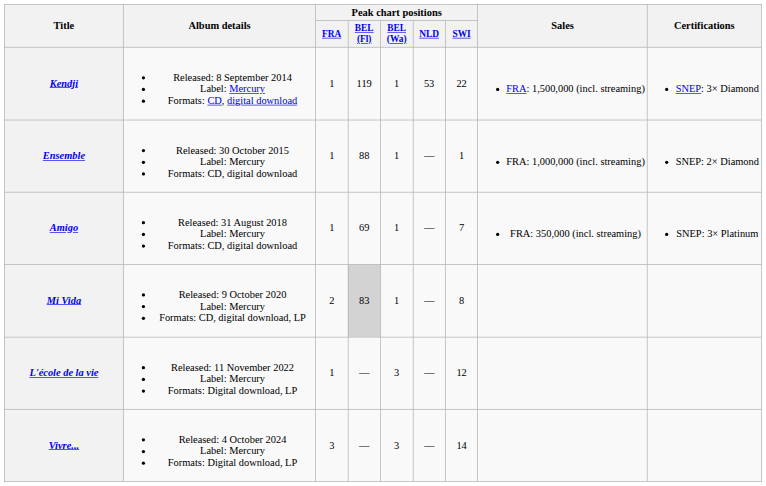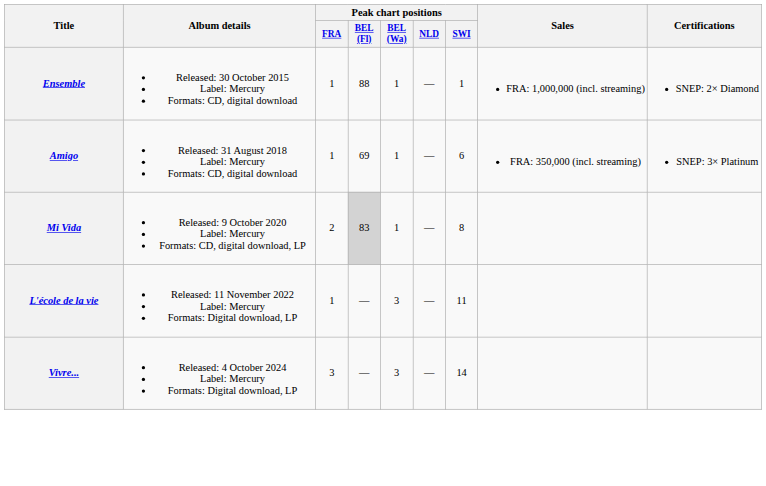- row: (64, 83)
(462, 228) 7 -> (462, 156) 6
(462, 373) 12 -> (462, 300) 11
